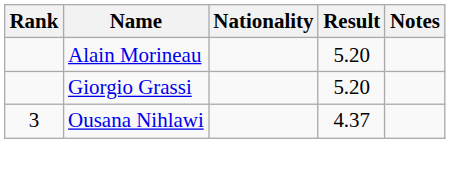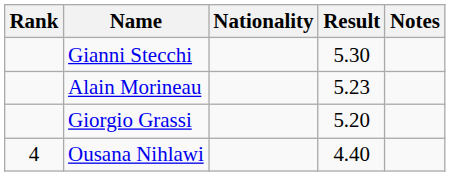+ row: (130, 54)
(352, 54) 5.20 -> (352, 87) 5.23
(34, 120) 3 -> (34, 154) 4
(352, 120) 4.37 -> (352, 154) 4.40
